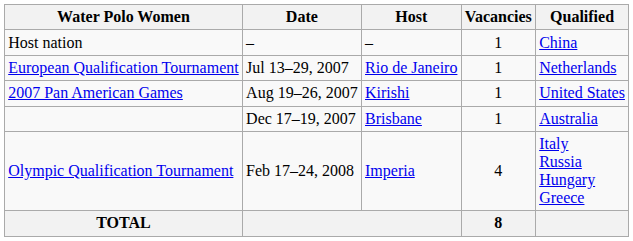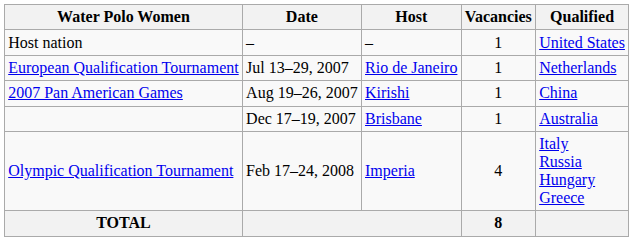(558, 42) China -> (582, 42) United States
(582, 93) United States -> (558, 93) China
